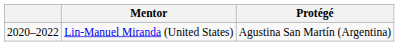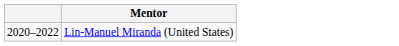- column: (315, 13)
